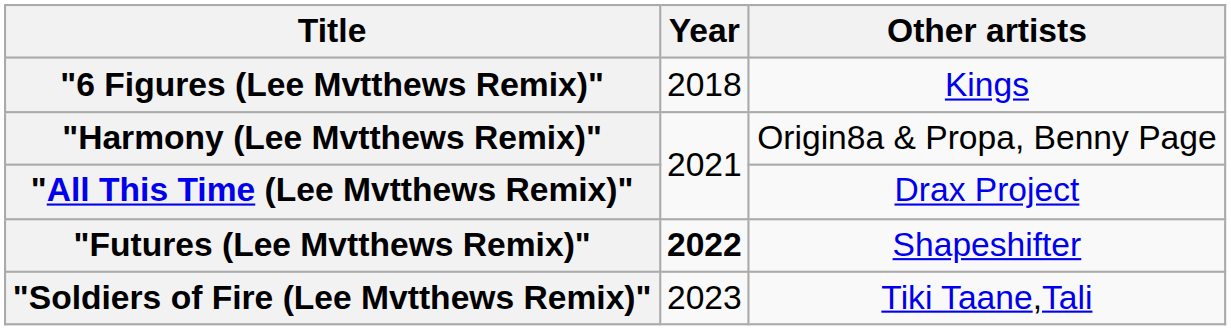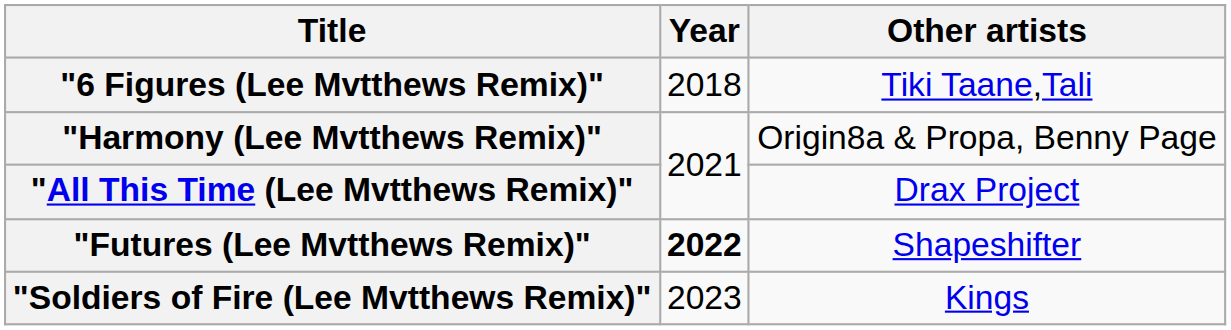(987, 84) Kings -> (987, 84) Tiki Taane,Tali
(987, 297) Tiki Taane,Tali -> (987, 297) Kings
